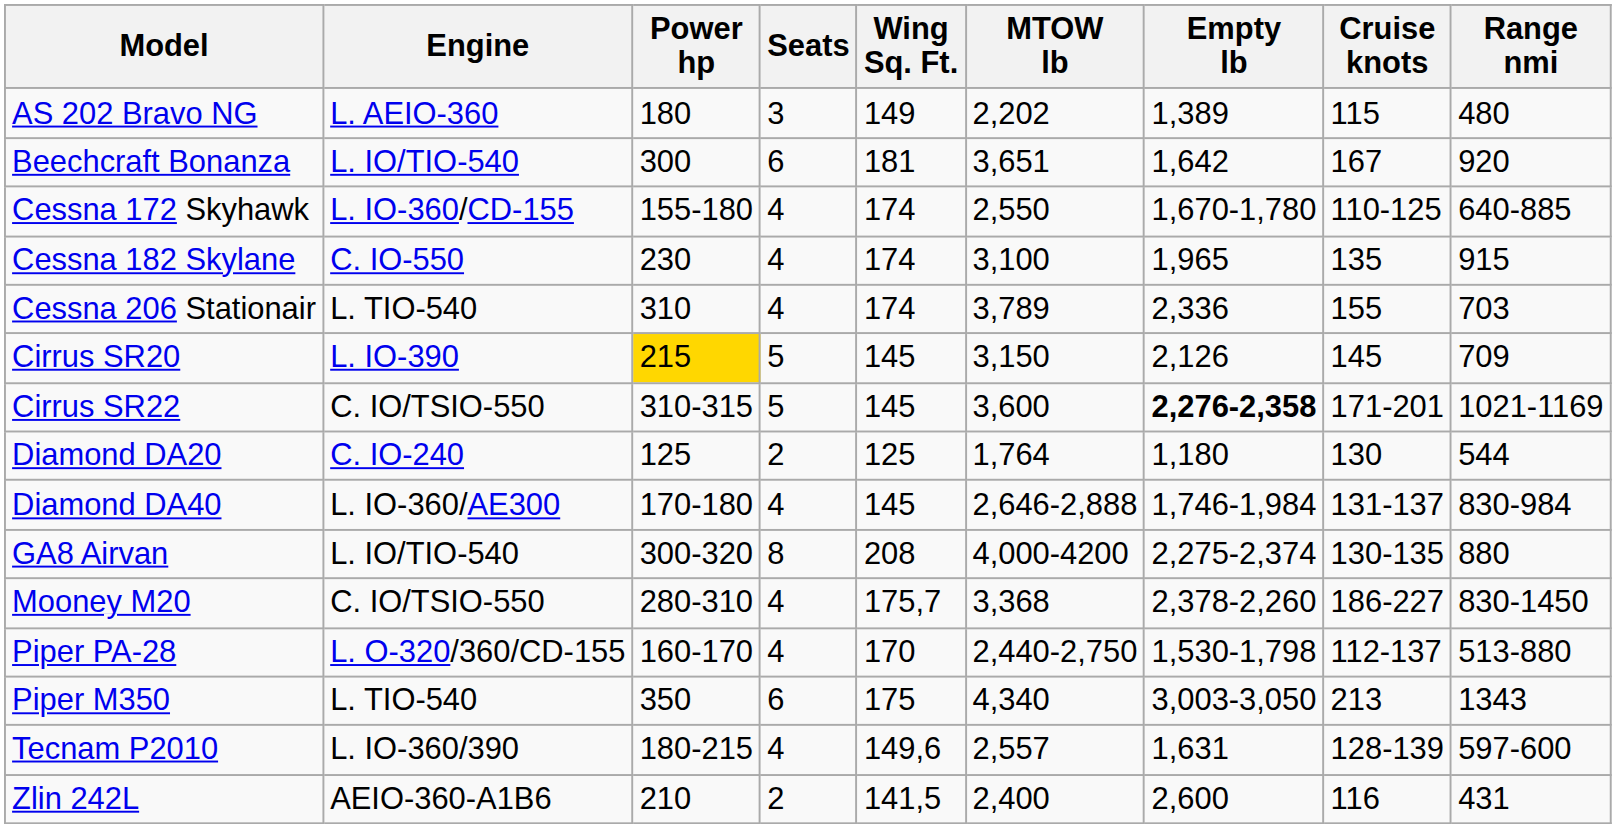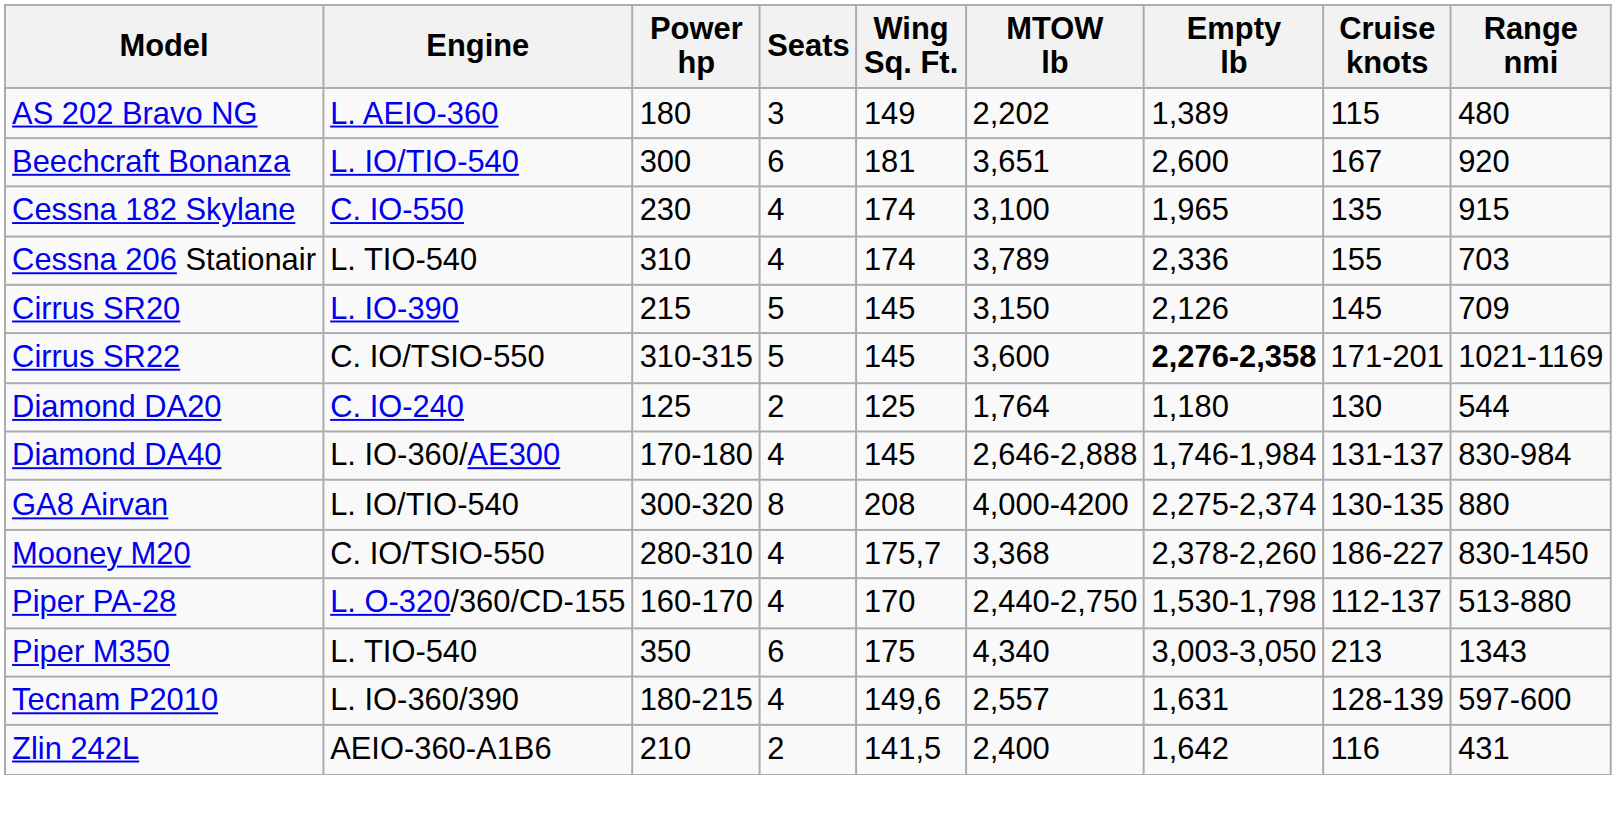(1190, 161) 1,642 -> (1190, 161) 2,600
- row: (161, 210)
(665, 357) gold background -> (665, 308) no background
(1190, 798) 2,600 -> (1190, 749) 1,642
